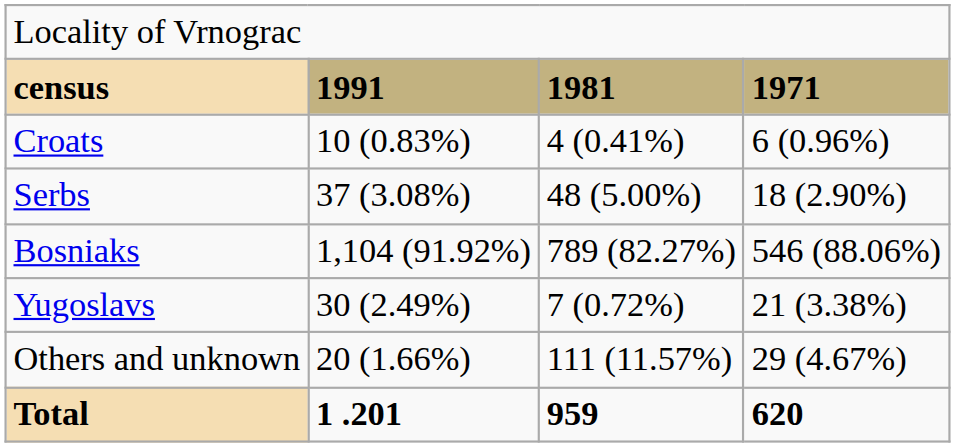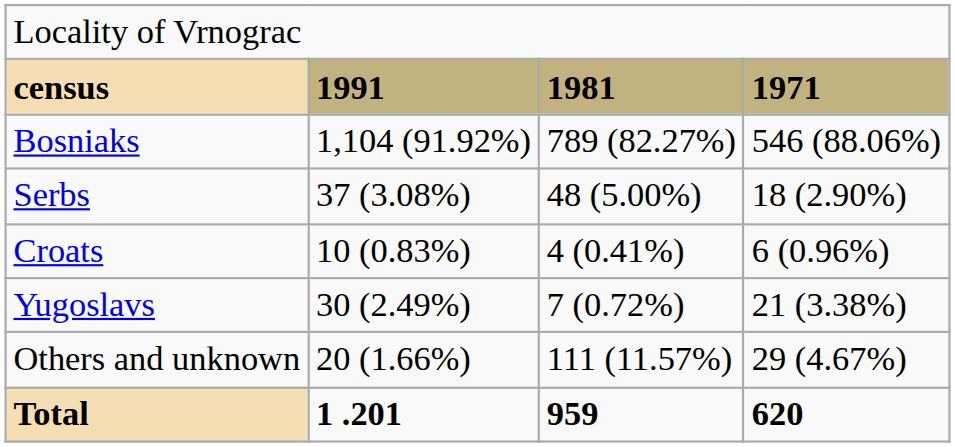rows swapped: (77, 250) <-> (58, 140)
